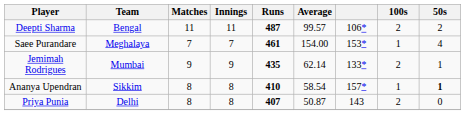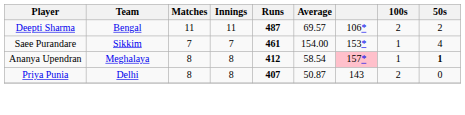(315, 28) 99.57 -> (315, 28) 69.57
(127, 43) Meghalaya -> (127, 43) Sikkim
- row: (45, 65)
(127, 86) Sikkim -> (127, 59) Meghalaya
(273, 86) 410 -> (273, 59) 412
(356, 86) no background -> (356, 59) pink background
